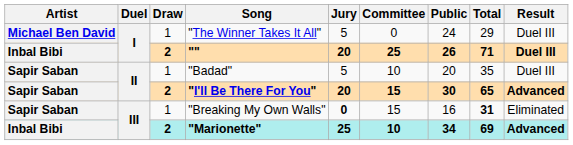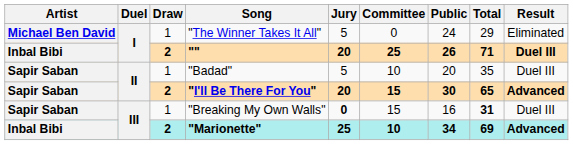(536, 33) Duel III -> (536, 33) Eliminated
(536, 110) Eliminated -> (536, 110) Duel III
